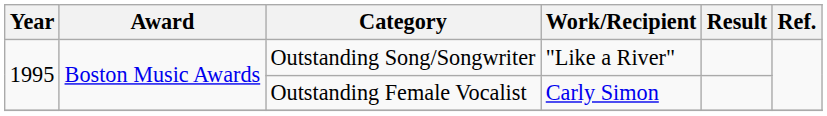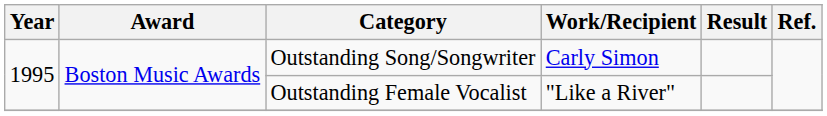(610, 57) "Like a River" -> (602, 57) Carly Simon
(602, 92) Carly Simon -> (610, 92) "Like a River"
